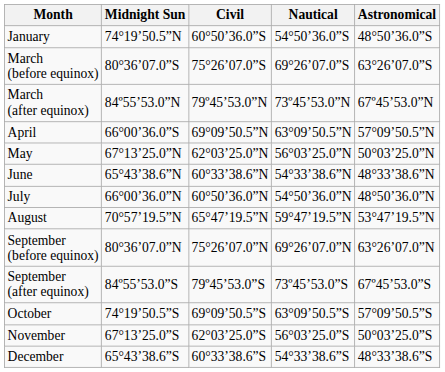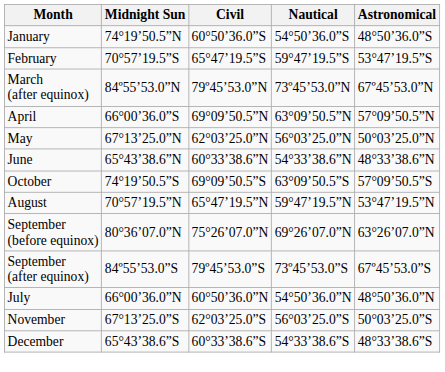+ row: (32, 58)
- row: (53, 66)
rows swapped: (19, 196) <-> (29, 313)
